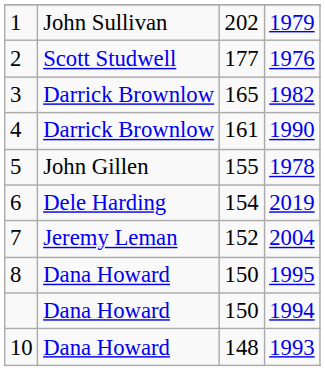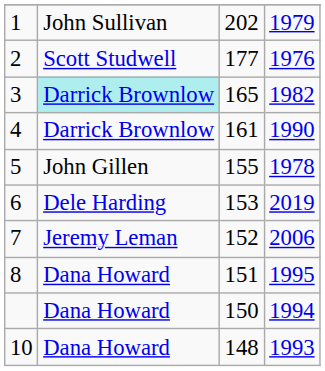(129, 94) no background -> (129, 94) paleturquoise background
(242, 202) 154 -> (242, 202) 153
(292, 238) 2004 -> (292, 238) 2006
(242, 274) 150 -> (242, 274) 151
